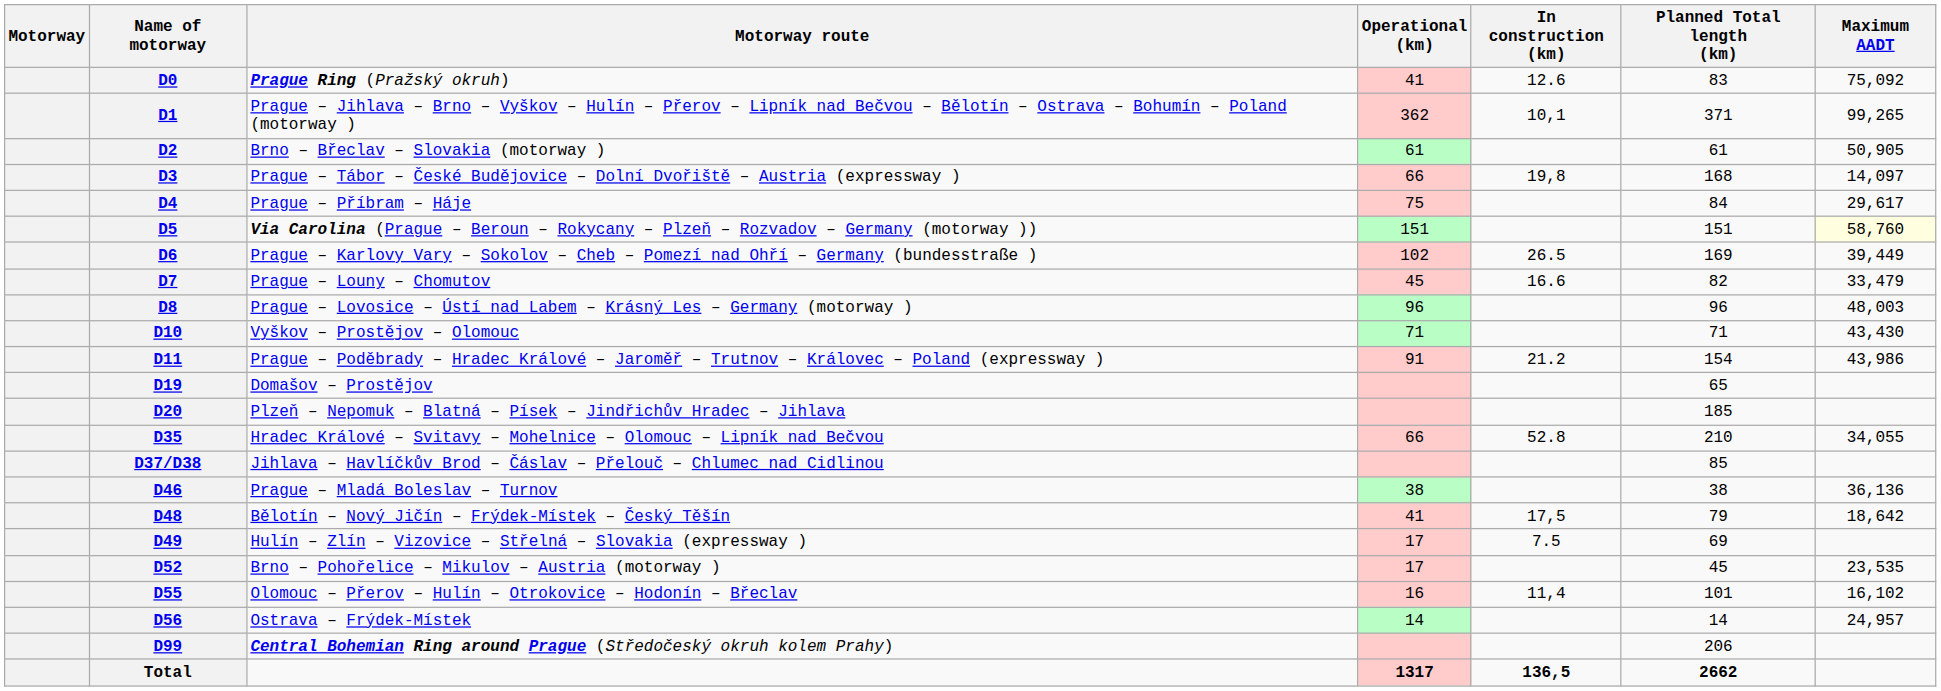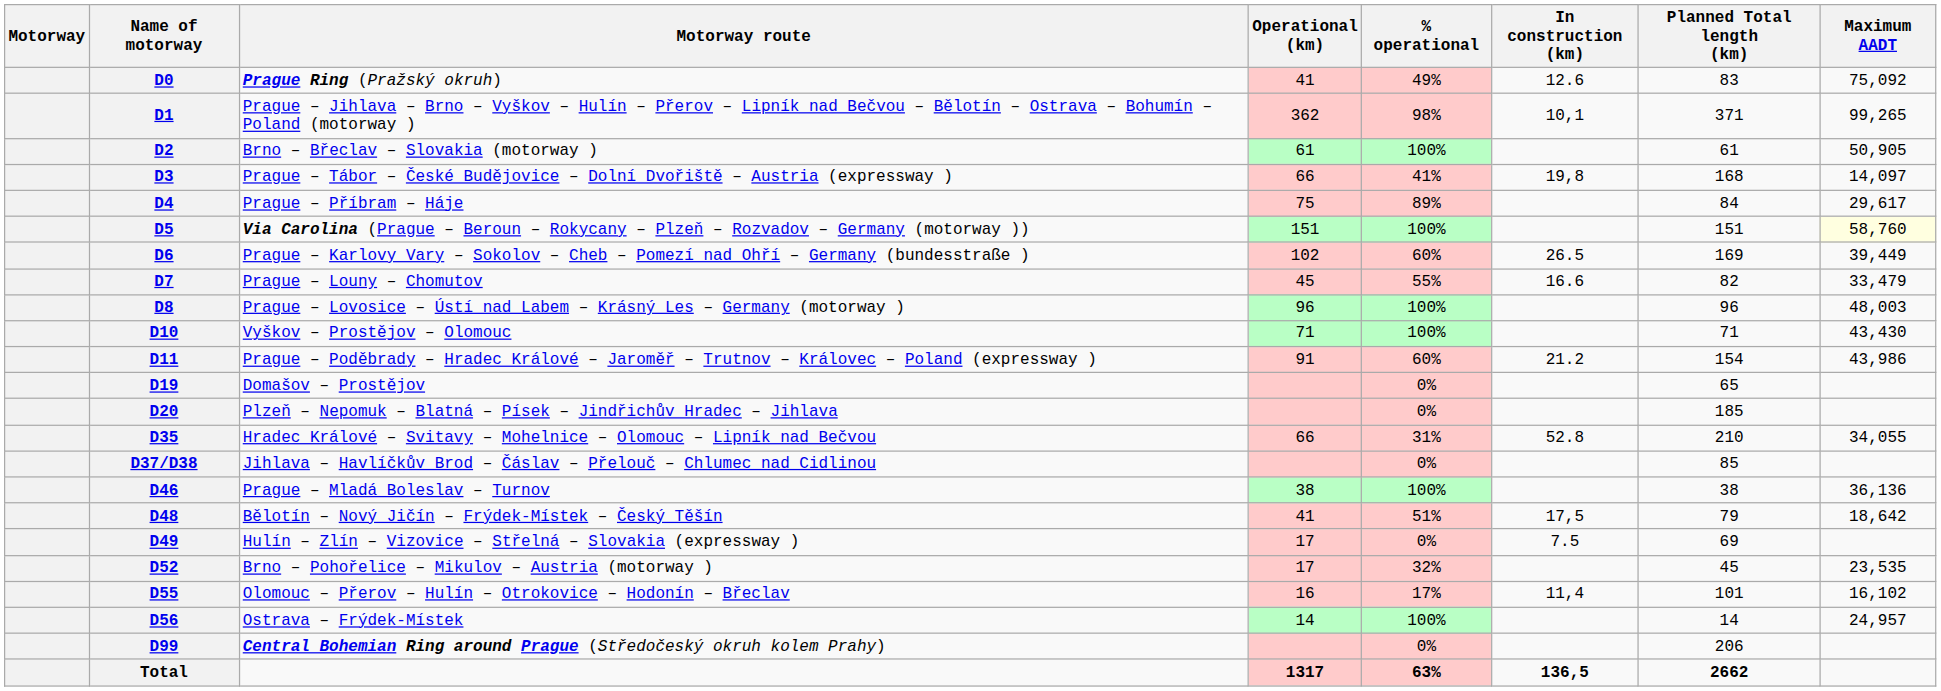+ column: (1426, 36)
